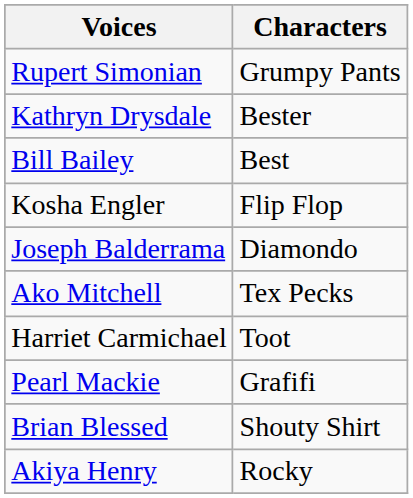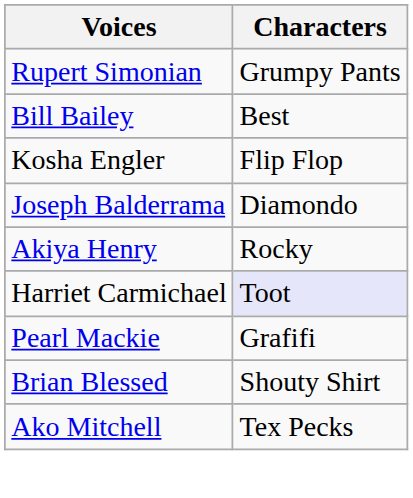- row: (111, 115)
rows swapped: (84, 470) <-> (86, 293)
(265, 337) no background -> (265, 293) lavender background
